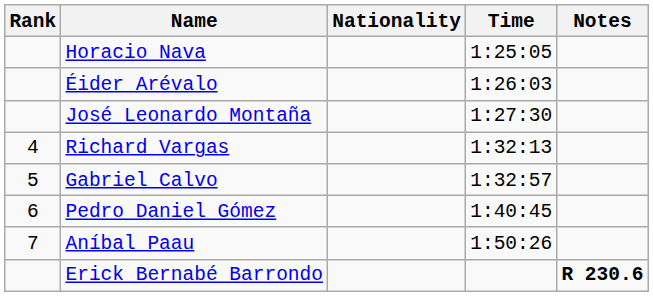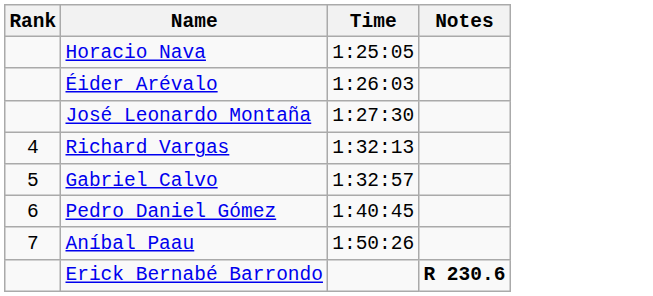- column: (397, 21)
